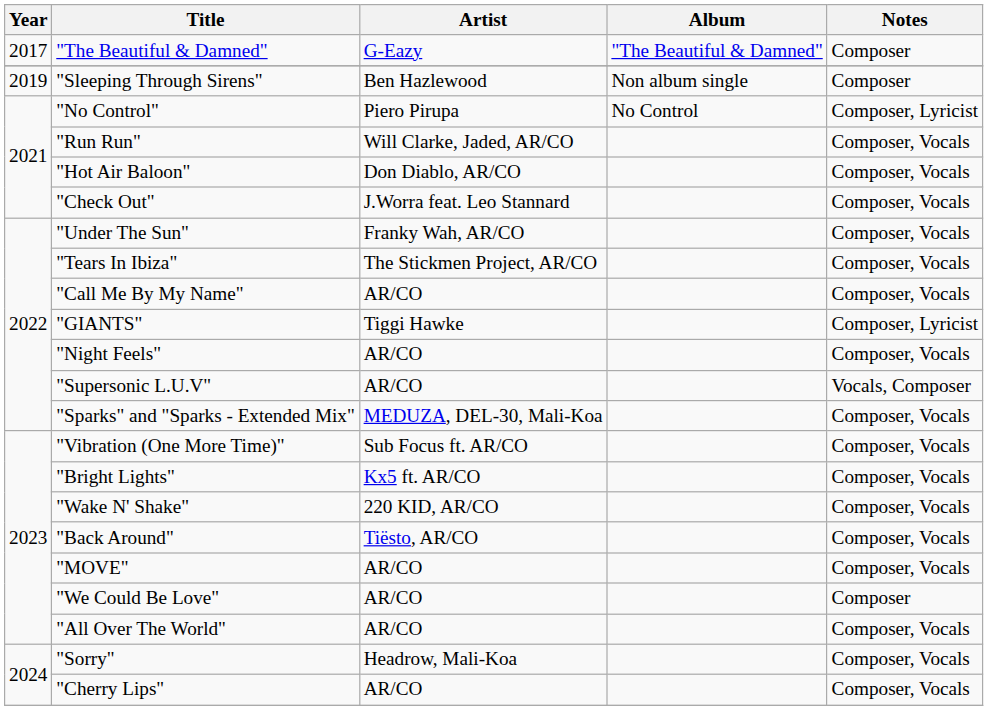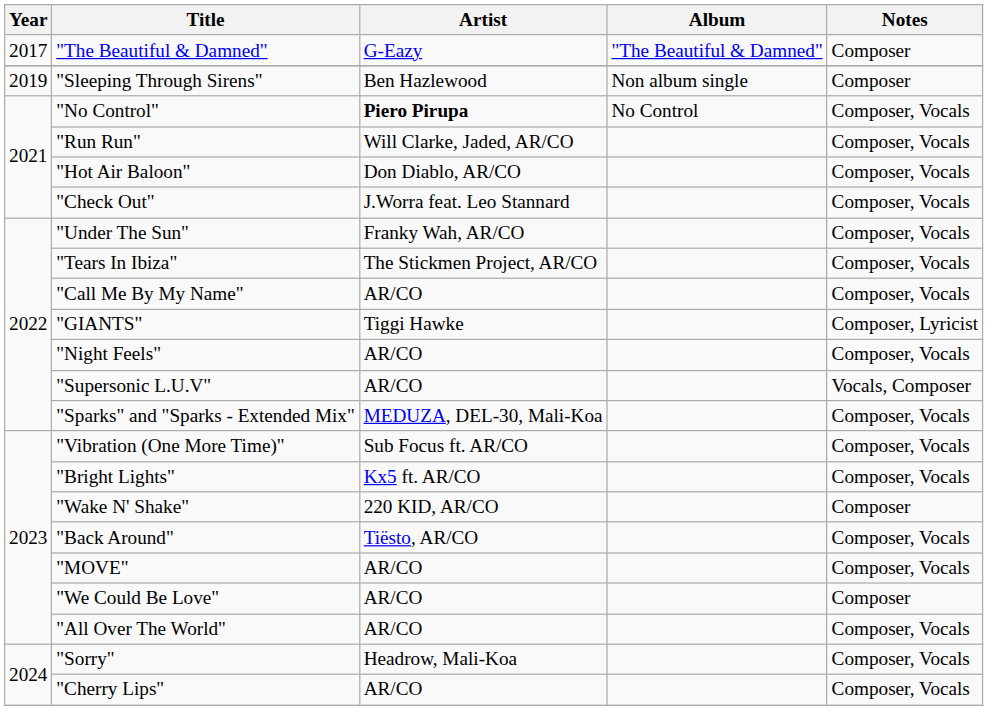(411, 111) normal -> (416, 111) bold
(905, 111) Composer, Lyricist -> (901, 111) Composer, Vocals
(901, 506) Composer, Vocals -> (871, 506) Composer
